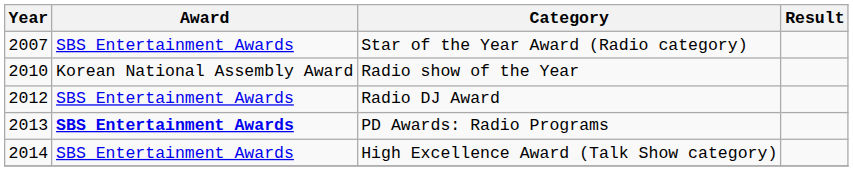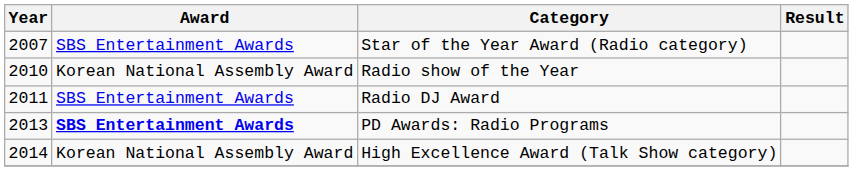(28, 99) 2012 -> (28, 99) 2011
(175, 153) SBS Entertainment Awards -> (205, 153) Korean National Assembly Award
